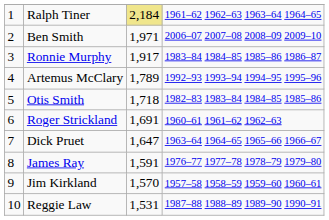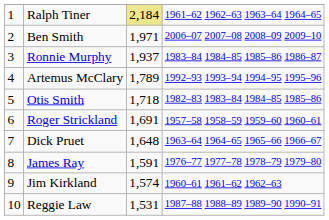(144, 57) 1,917 -> (144, 57) 1,937
(223, 120) 1960–61 1961–62 1962–63 -> (243, 120) 1957–58 1958–59 1959–60 1960–61
(144, 141) 1,647 -> (144, 141) 1,648
(144, 183) 1,570 -> (144, 183) 1,574
(243, 183) 1957–58 1958–59 1959–60 1960–61 -> (223, 183) 1960–61 1961–62 1962–63
